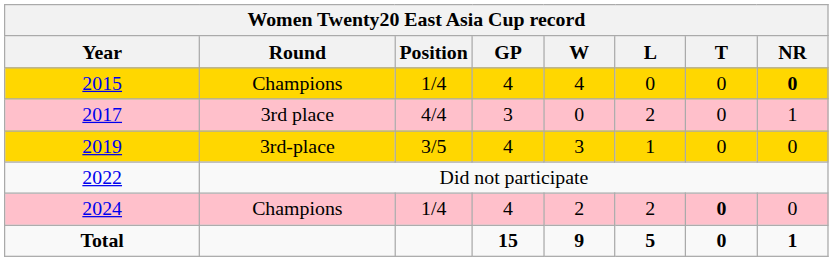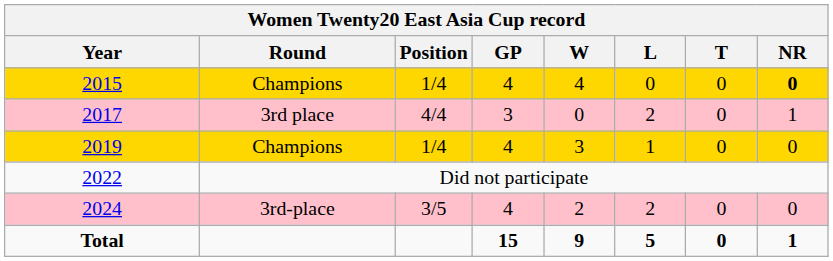(297, 146) 3rd-place -> (297, 146) Champions
(434, 146) 3/5 -> (434, 146) 1/4
(297, 209) Champions -> (297, 209) 3rd-place
(434, 209) 1/4 -> (434, 209) 3/5
(721, 209) bold -> (721, 209) normal
